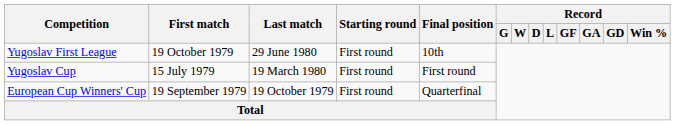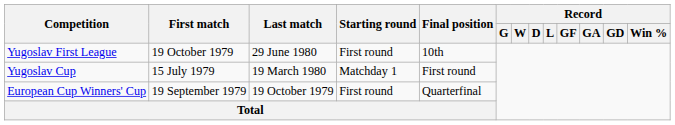(366, 71) First round -> (368, 71) Matchday 1
